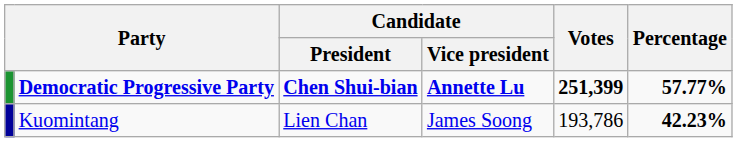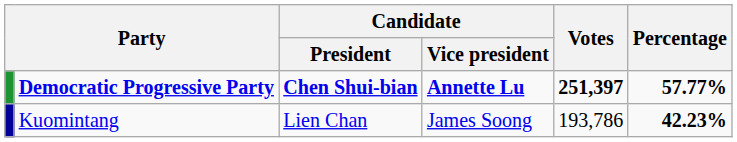(591, 87) 251,399 -> (591, 87) 251,397
